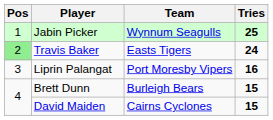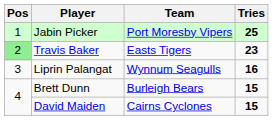(174, 32) Wynnum Seagulls -> (180, 32) Port Moresby Vipers
(251, 50) 24 -> (251, 50) 23
(180, 69) Port Moresby Vipers -> (174, 69) Wynnum Seagulls
